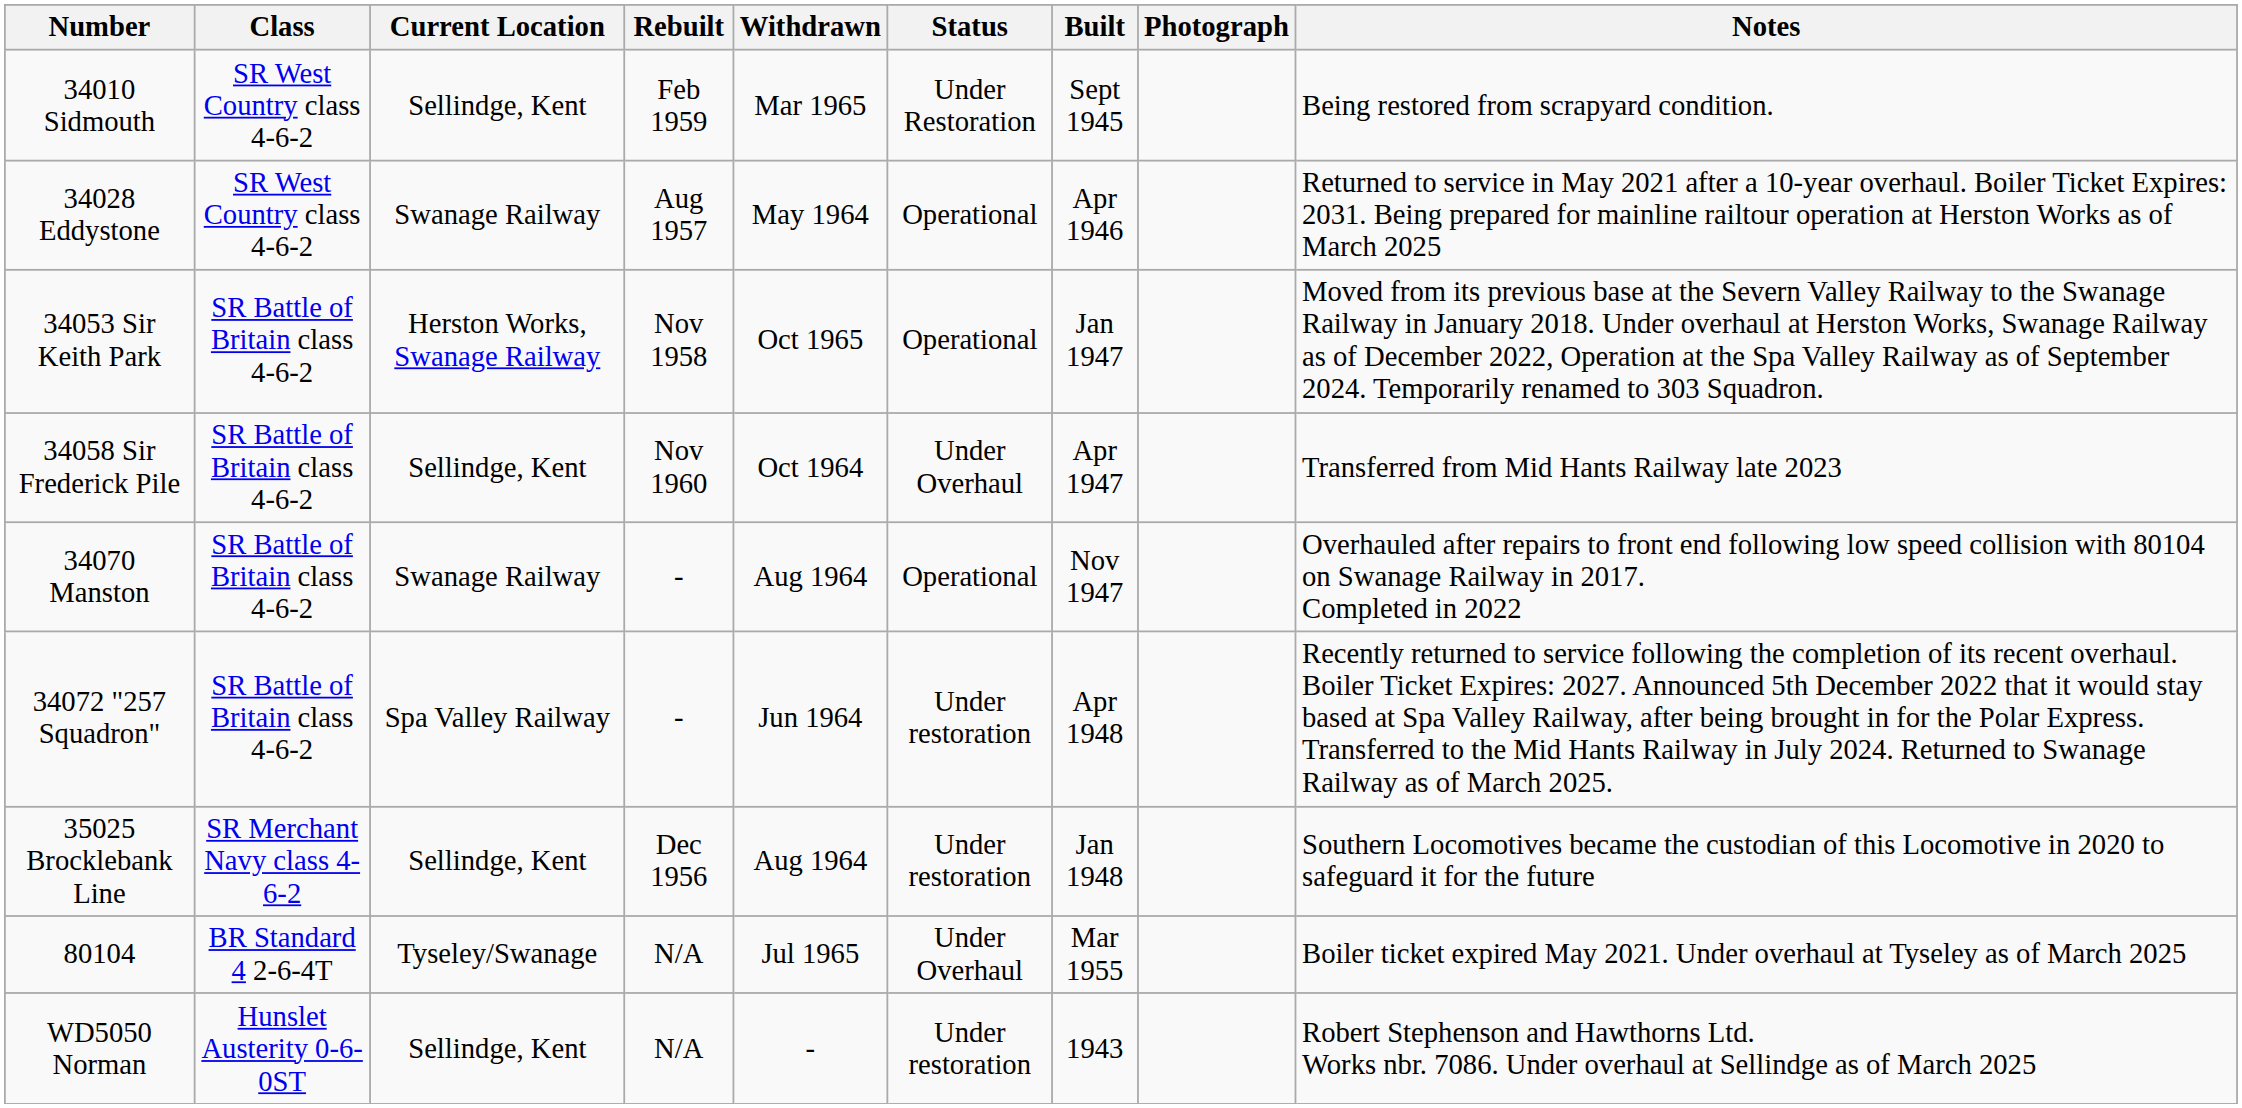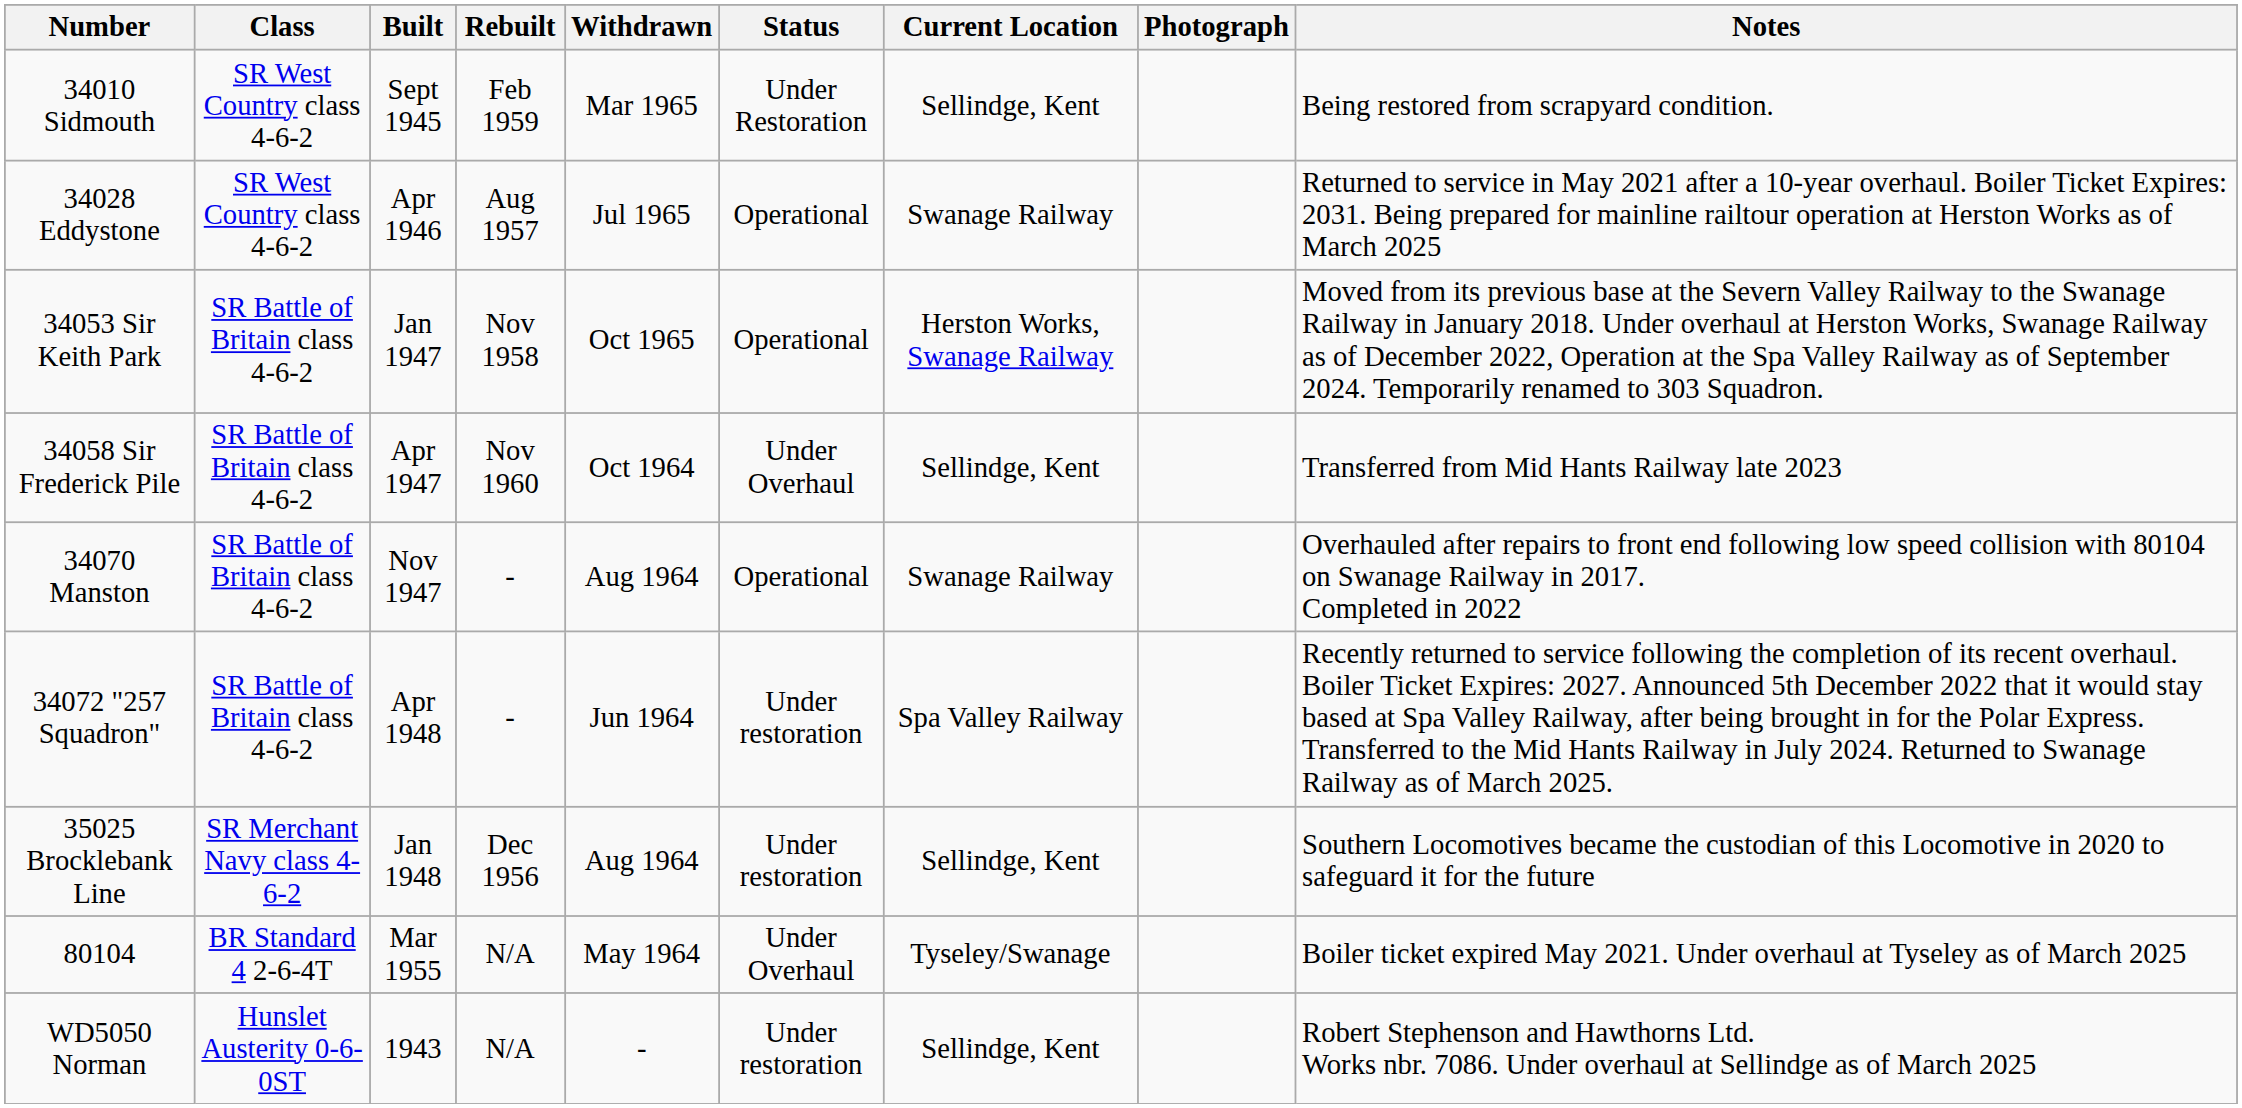columns swapped: (1095, 27) <-> (497, 27)
(810, 214) May 1964 -> (642, 214) Jul 1965
(810, 954) Jul 1965 -> (642, 954) May 1964
